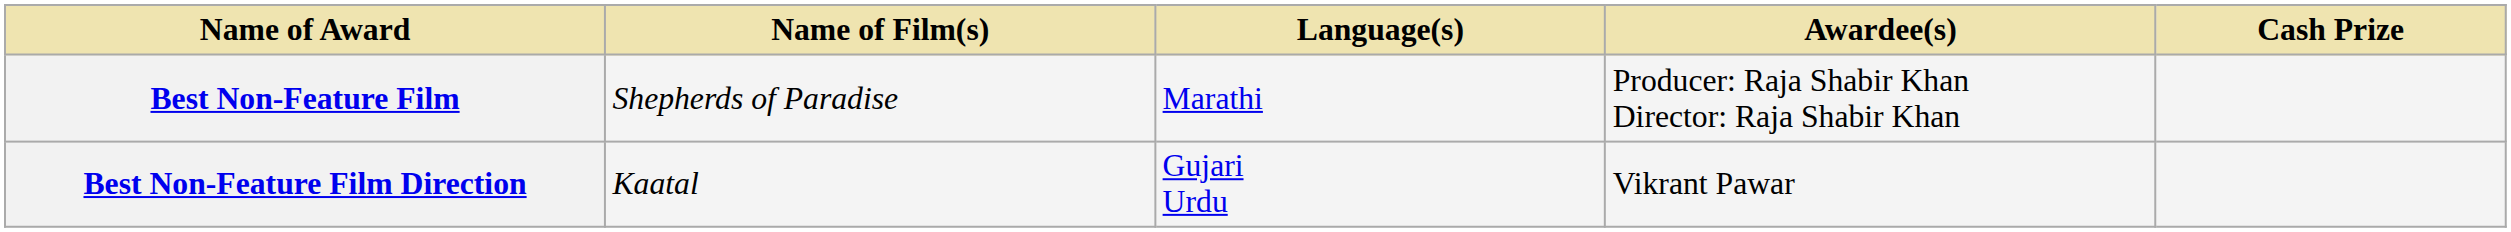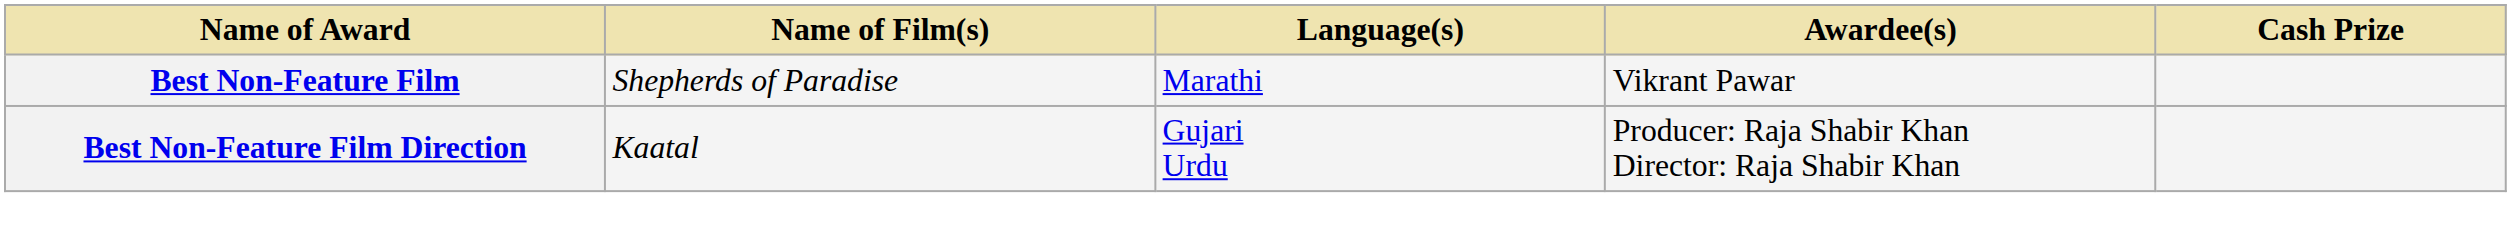(1791, 97) Producer: Raja Shabir Khan Director: Raja Shabir Khan -> (1704, 79) Vikrant Pawar
(1704, 183) Vikrant Pawar -> (1791, 147) Producer: Raja Shabir Khan Director: Raja Shabir Khan
